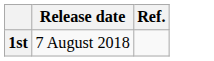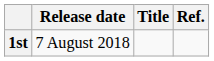+ column: (153, 17)
